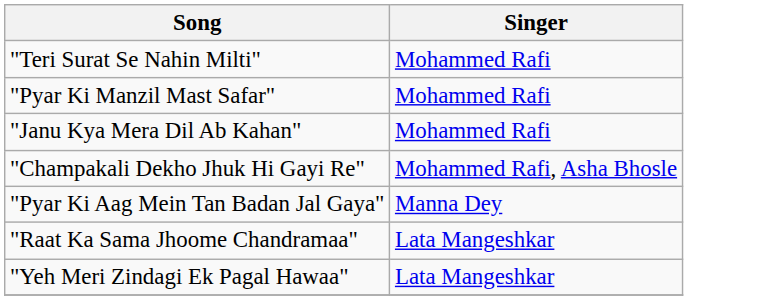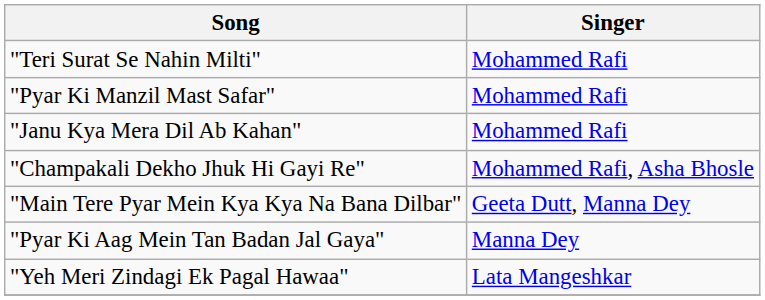+ row: (236, 204)
- row: (184, 240)
